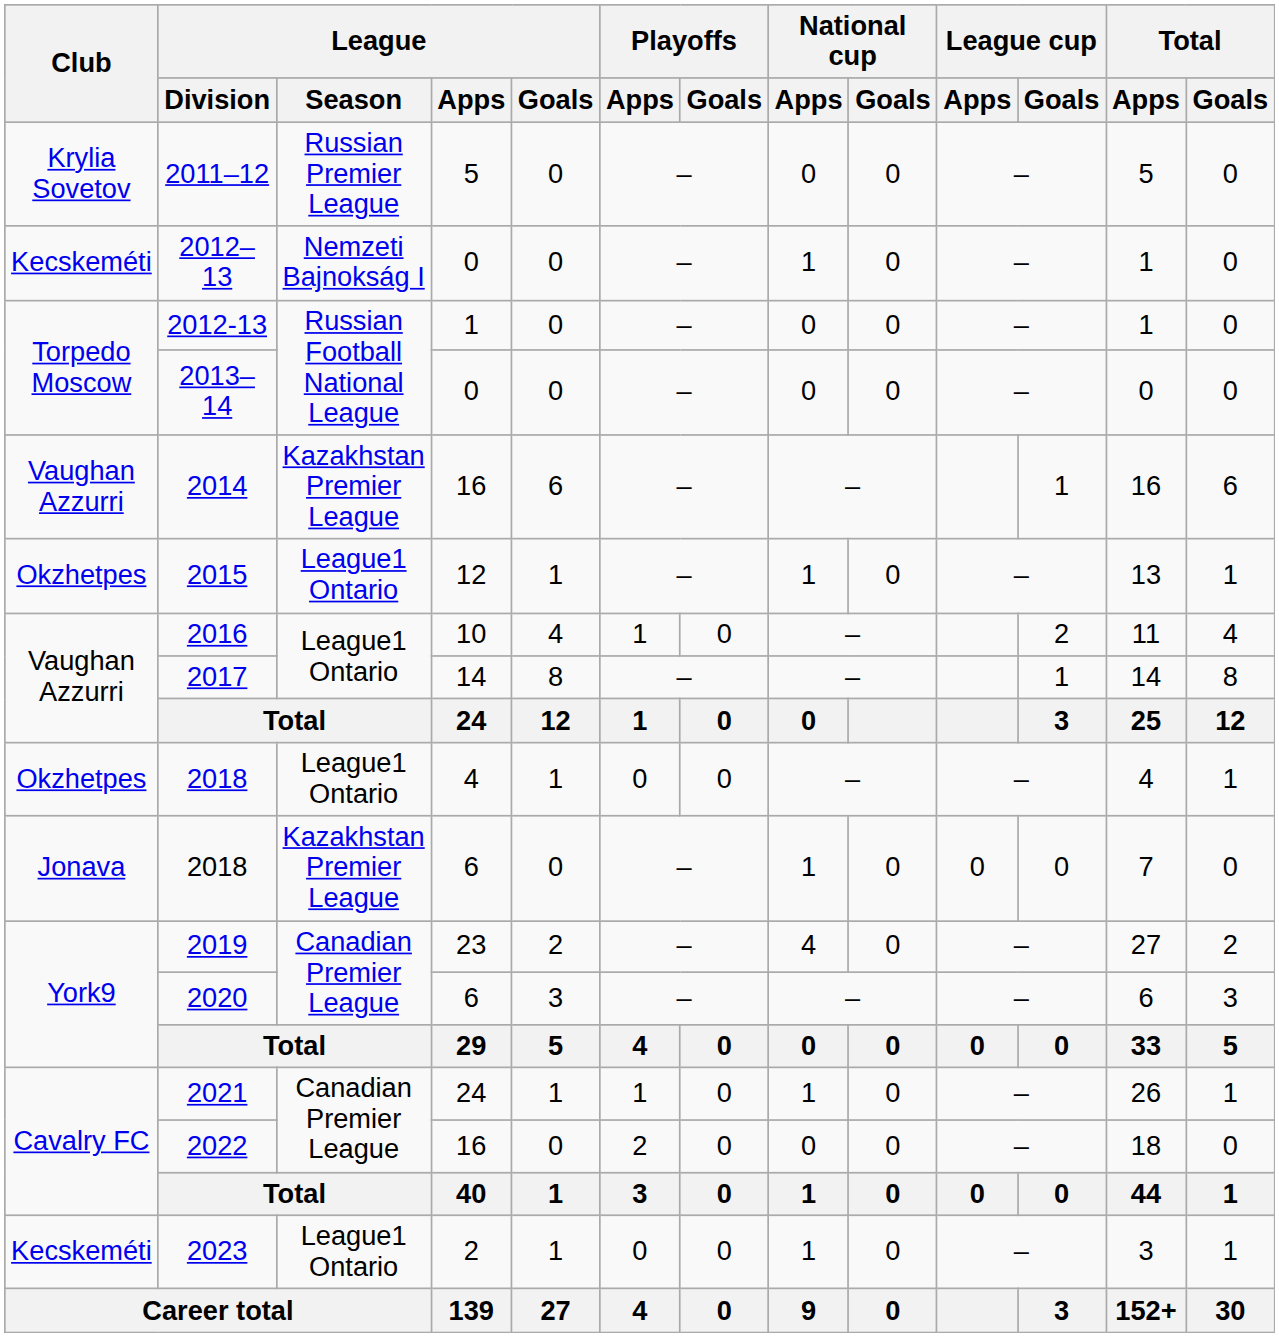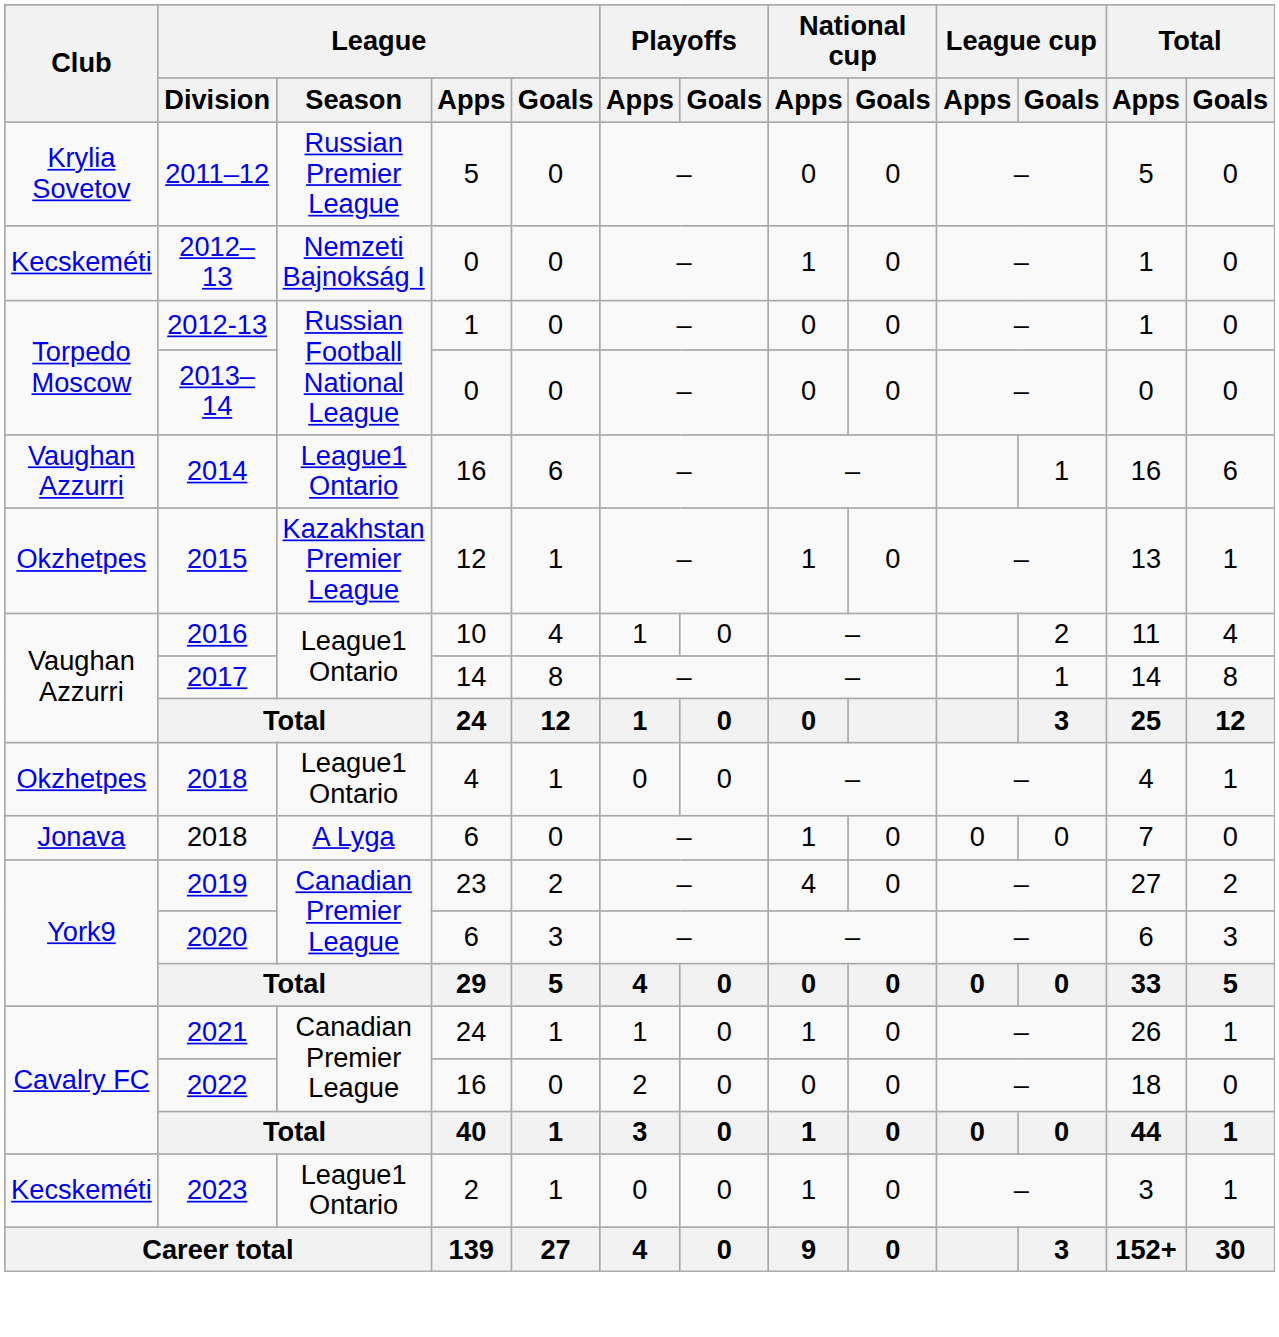(354, 486) Kazakhstan Premier League -> (354, 471) League1 Ontario
(354, 575) League1 Ontario -> (354, 560) Kazakhstan Premier League
(354, 867) Kazakhstan Premier League -> (354, 837) A Lyga
